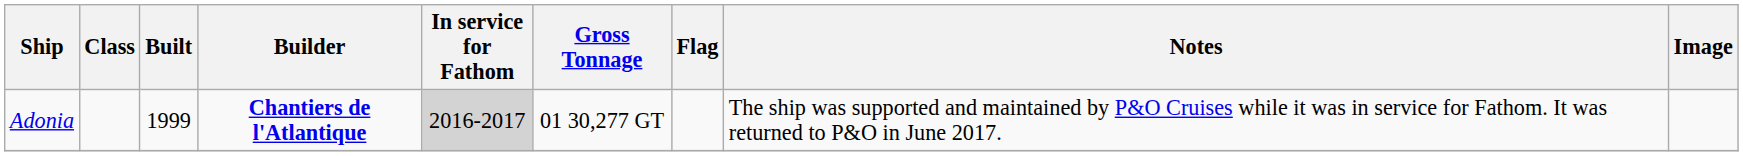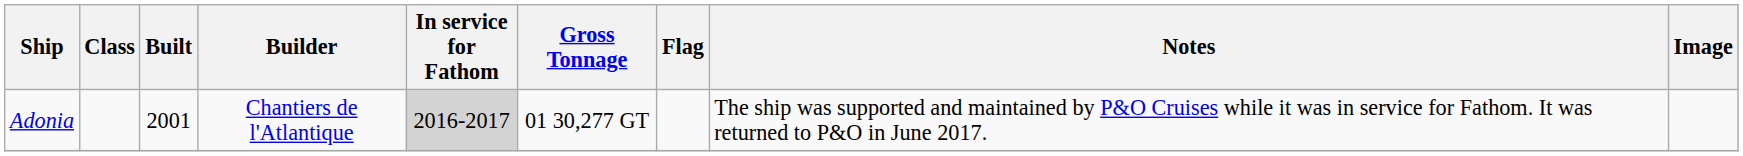(169, 119) 1999 -> (169, 119) 2001
(310, 119) bold -> (302, 119) normal
